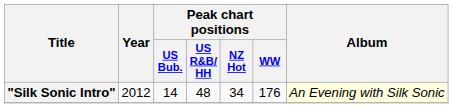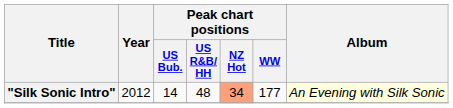(237, 92) no background -> (237, 92) lightsalmon background
(270, 92) 176 -> (270, 92) 177
